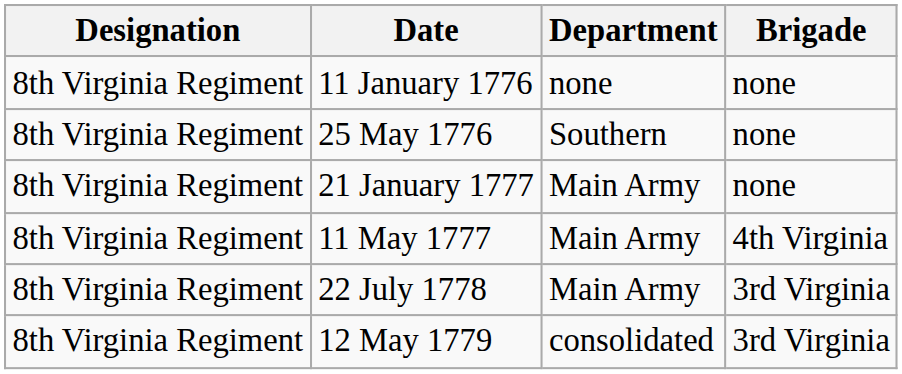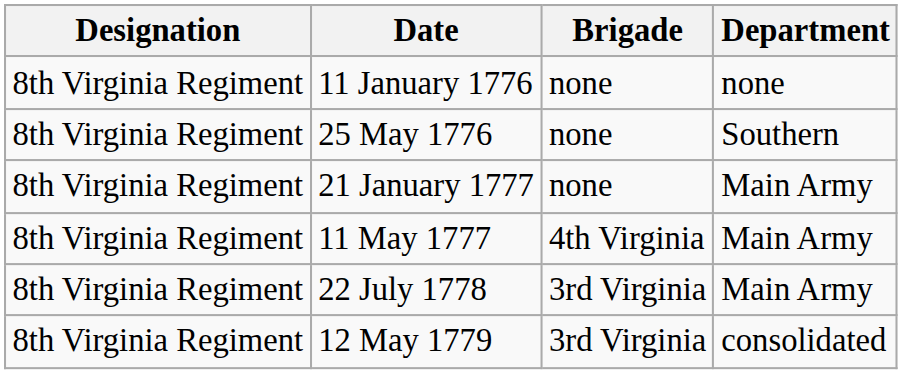columns swapped: (811, 30) <-> (633, 30)
